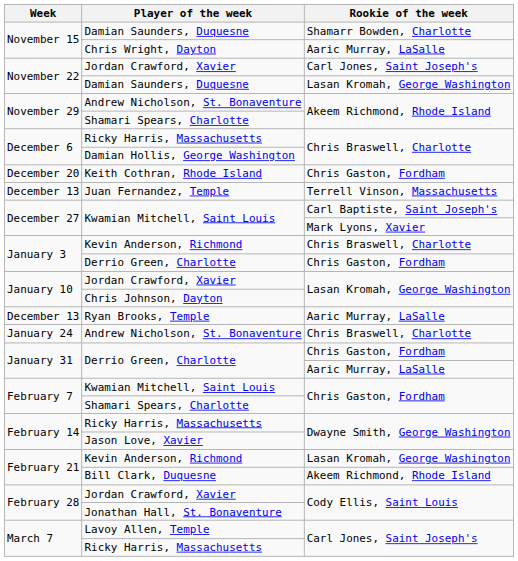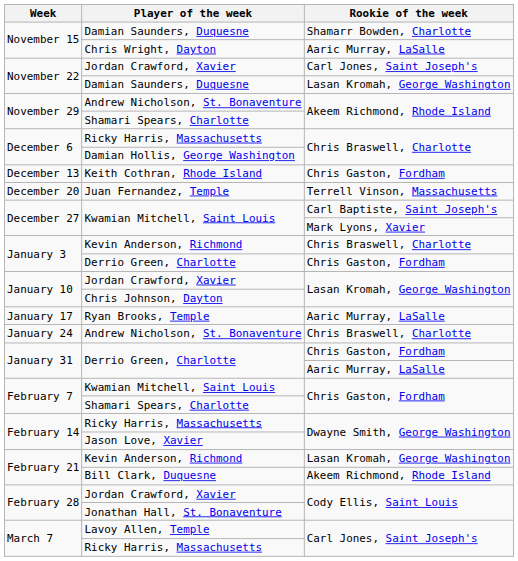(43, 173) December 20 -> (43, 173) December 13
(43, 191) December 13 -> (43, 191) December 20
(43, 316) December 13 -> (40, 316) January 17
